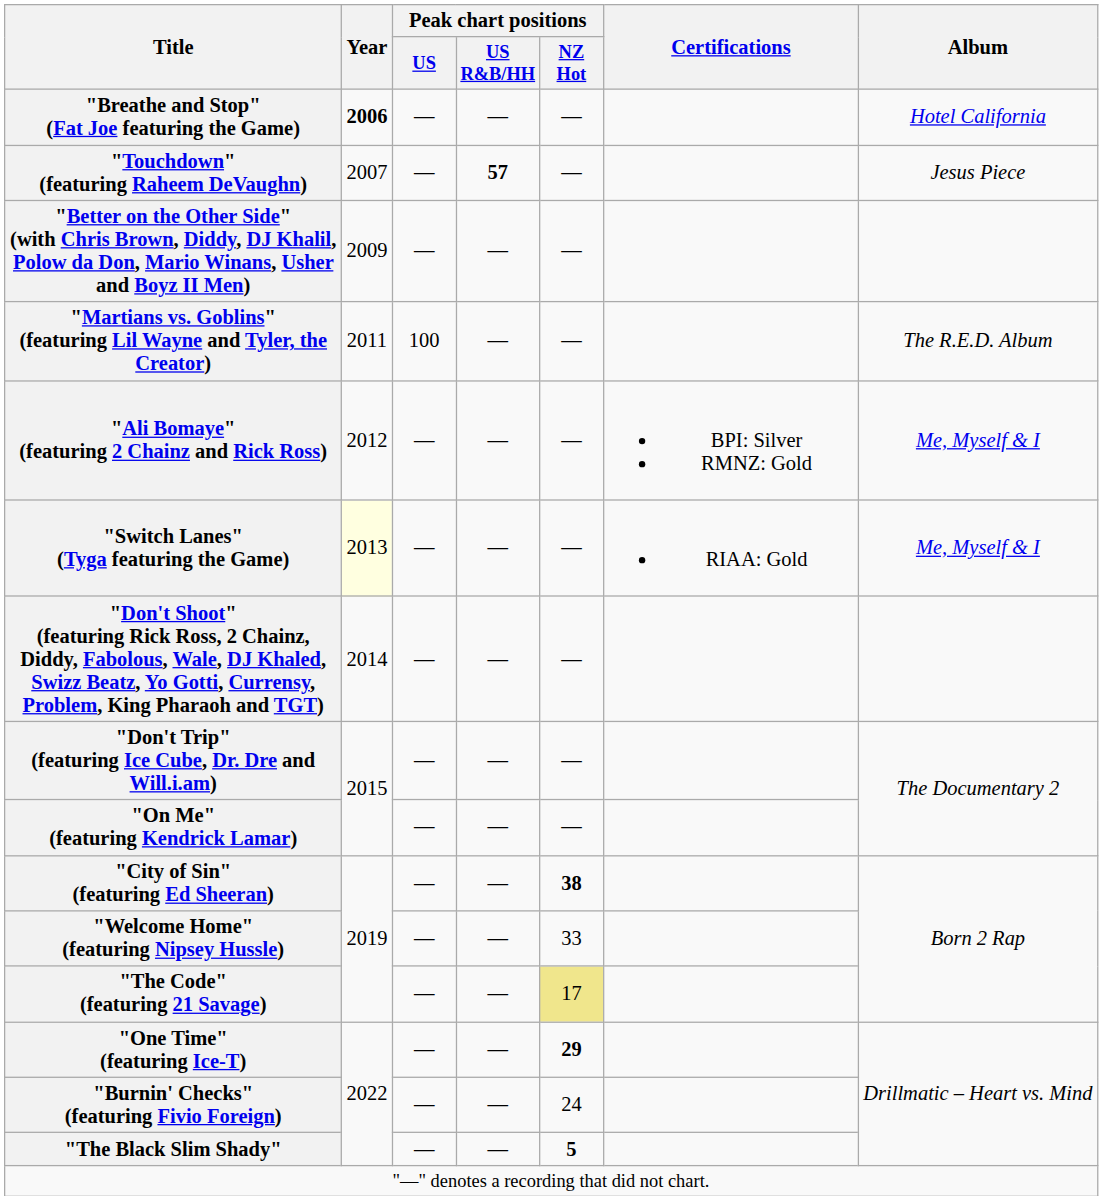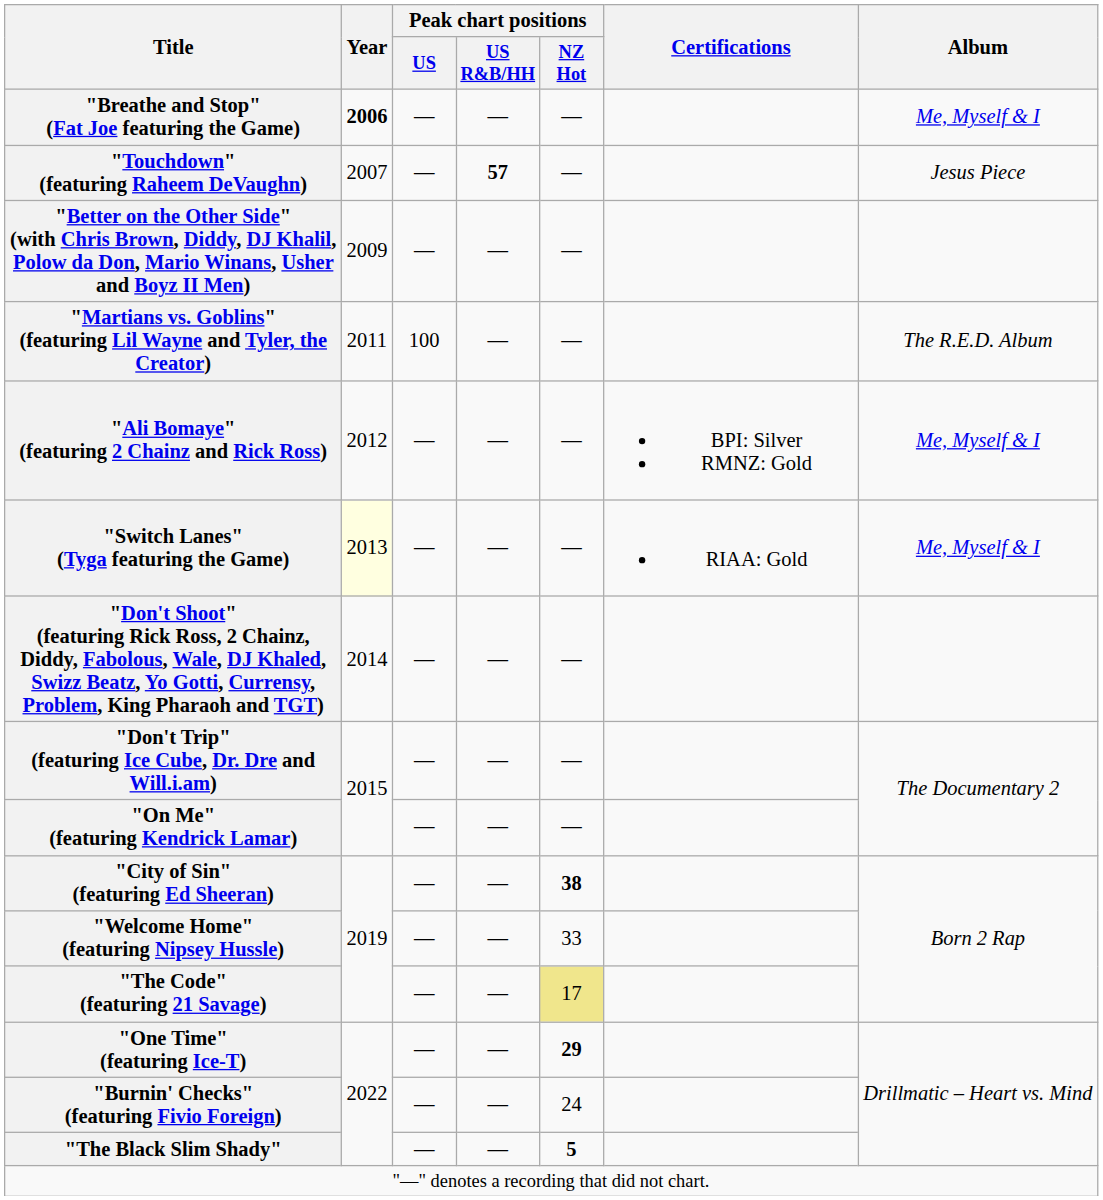(978, 116) Hotel California -> (978, 116) Me, Myself & I
